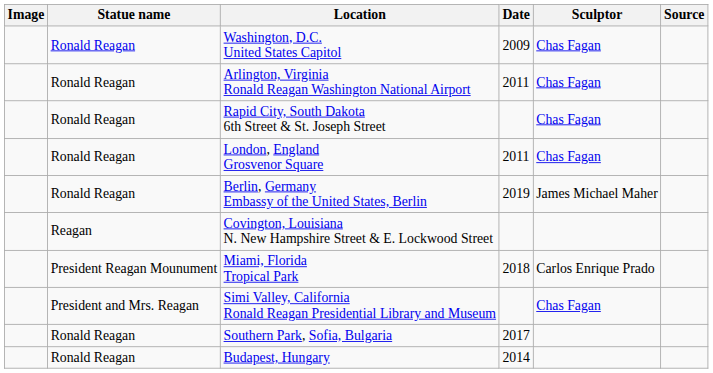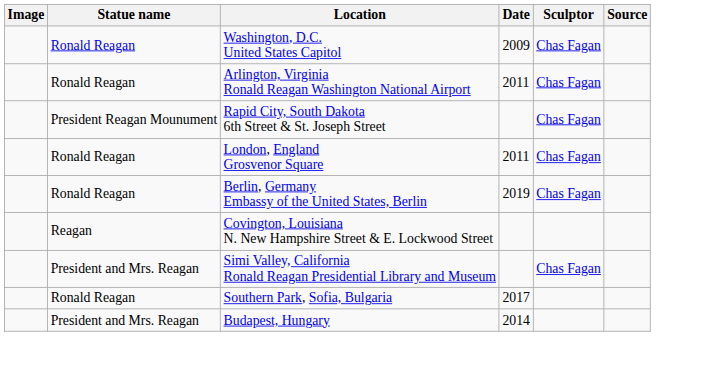(93, 119) Ronald Reagan -> (134, 119) President Reagan Mounument
(597, 194) James Michael Maher -> (569, 194) Chas Fagan
- row: (265, 268)
(93, 357) Ronald Reagan -> (125, 320) President and Mrs. Reagan
